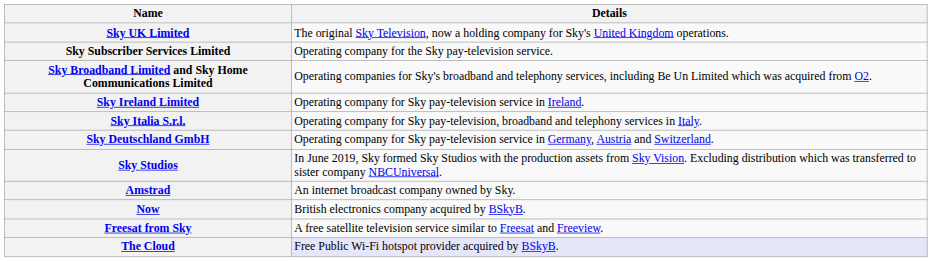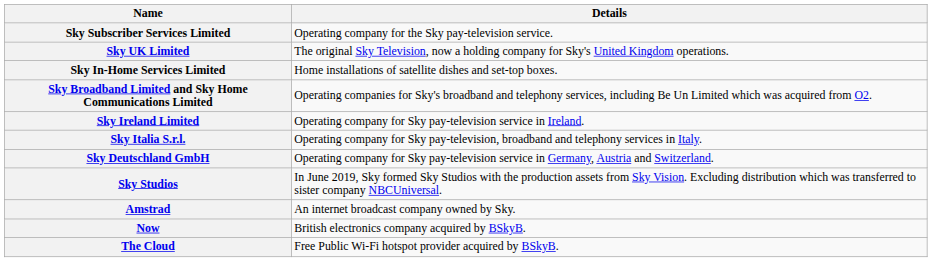rows swapped: (148, 32) <-> (148, 51)
+ row: (148, 70)
- row: (148, 228)
(426, 247) lavender background -> (426, 247) no background
